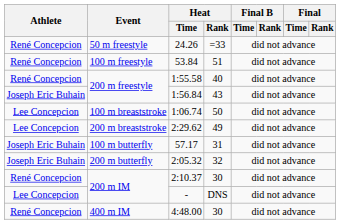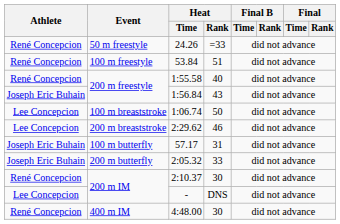(217, 128) 49 -> (217, 128) 46
(217, 161) 32 -> (217, 161) 33
